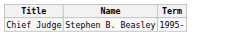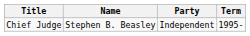+ column: (187, 11)
